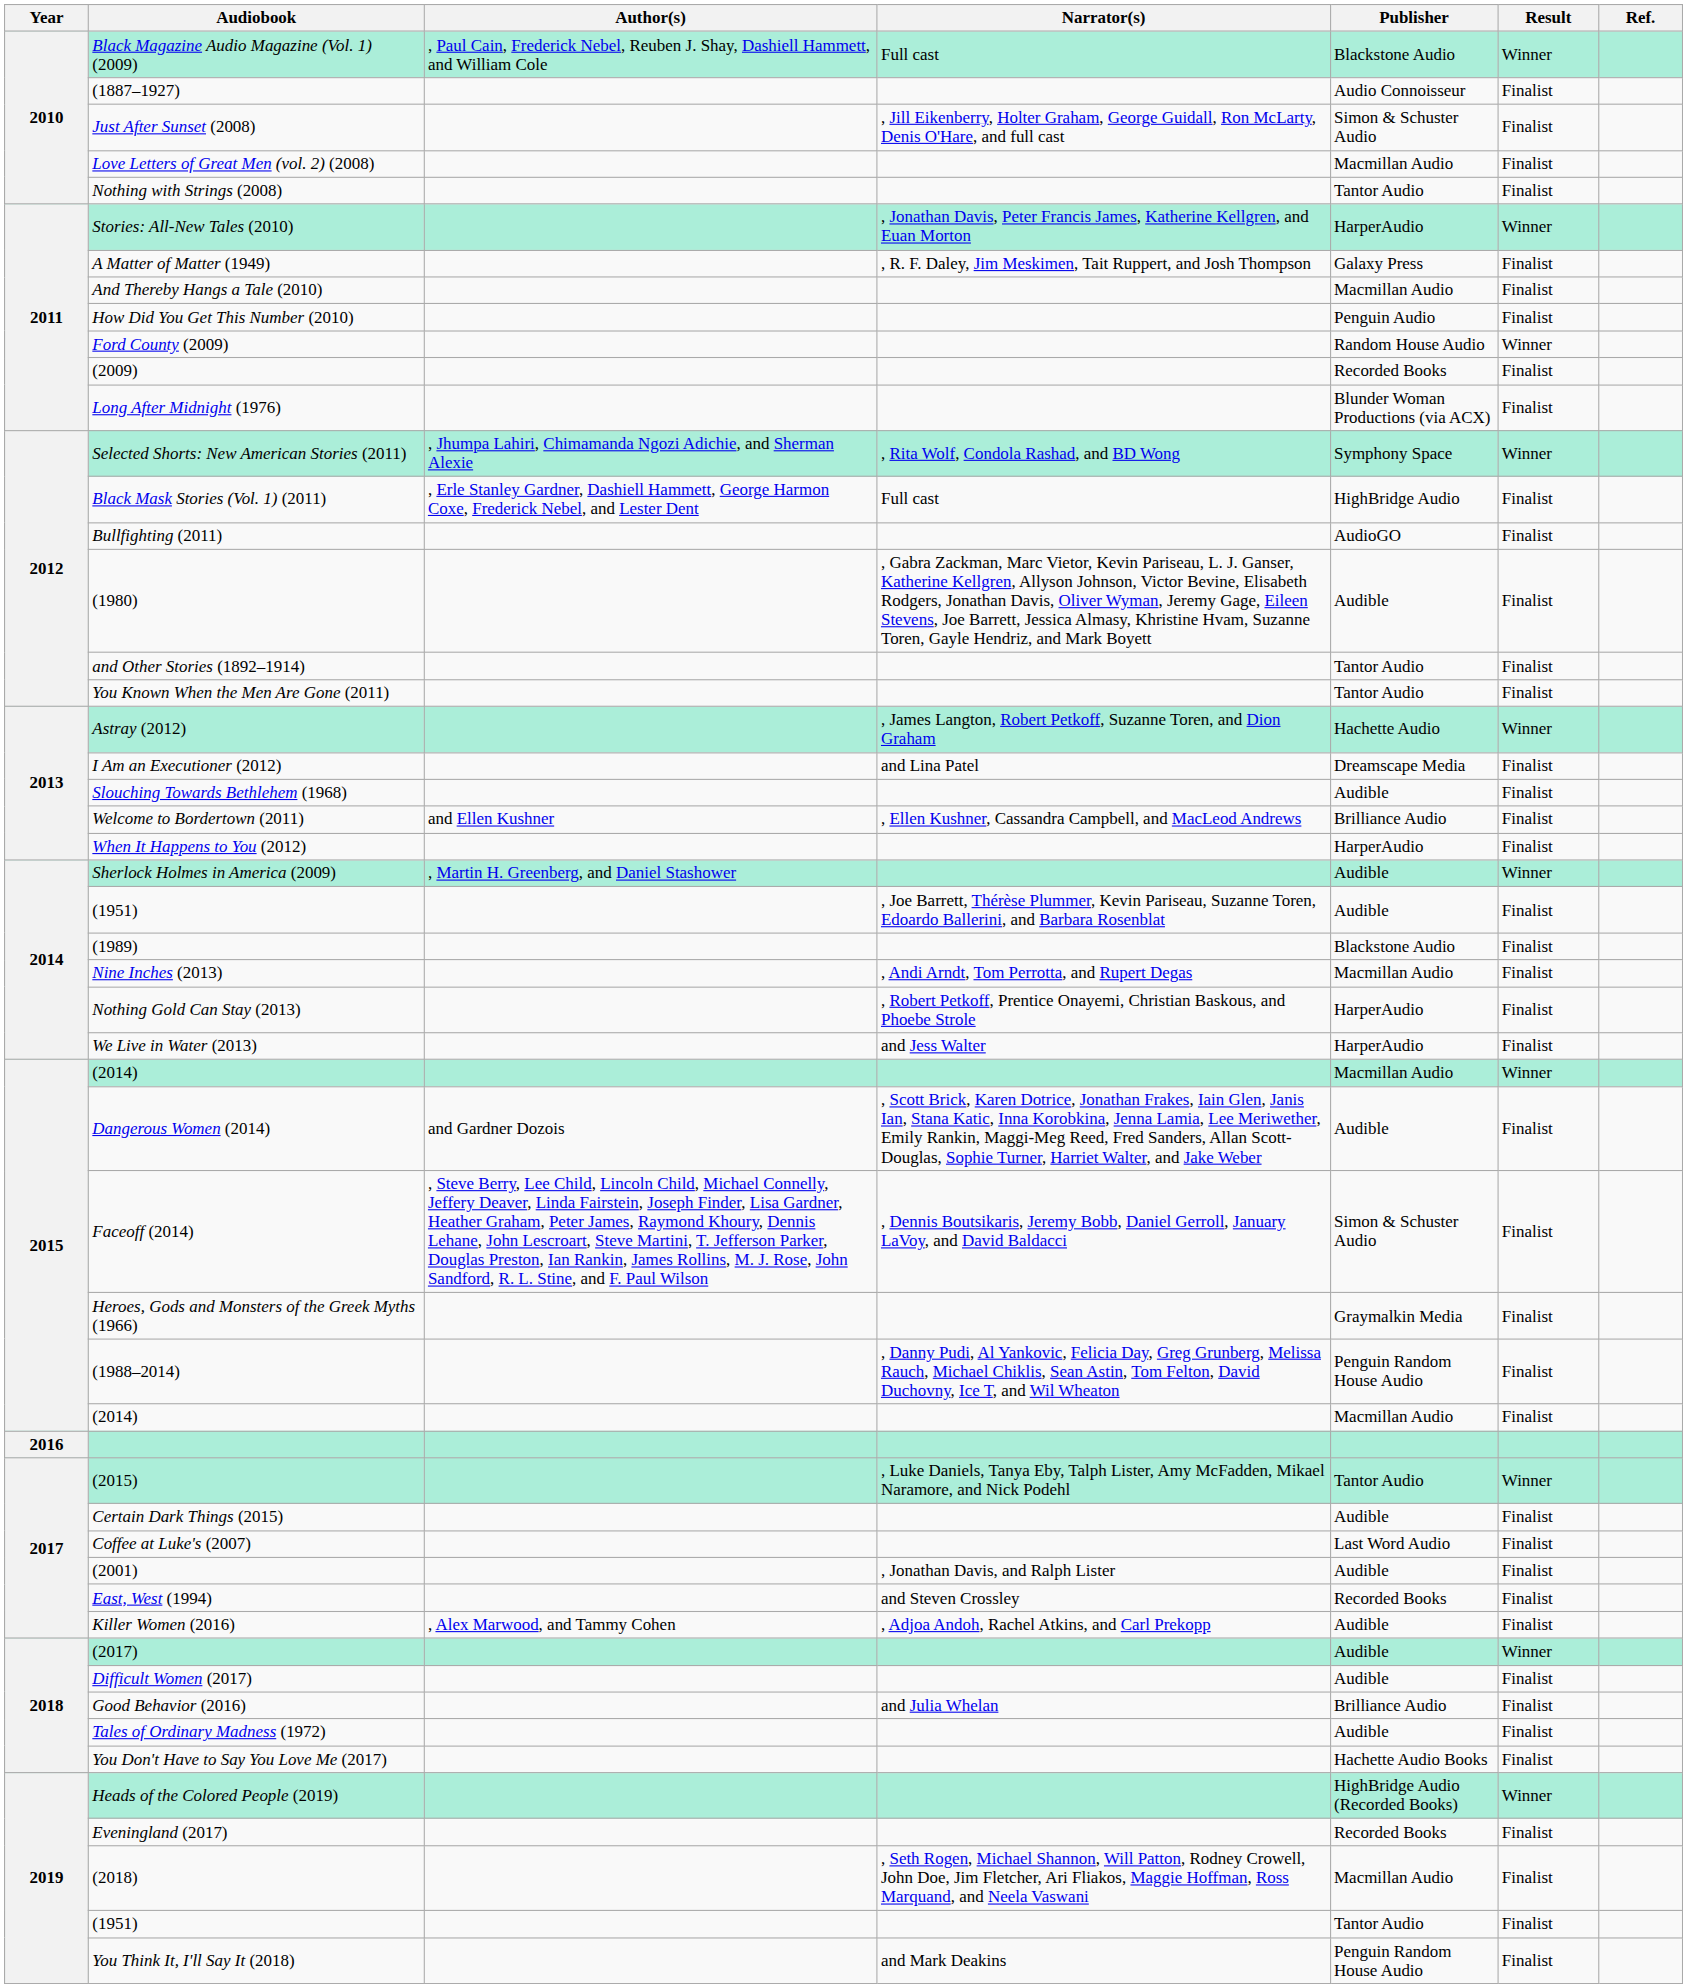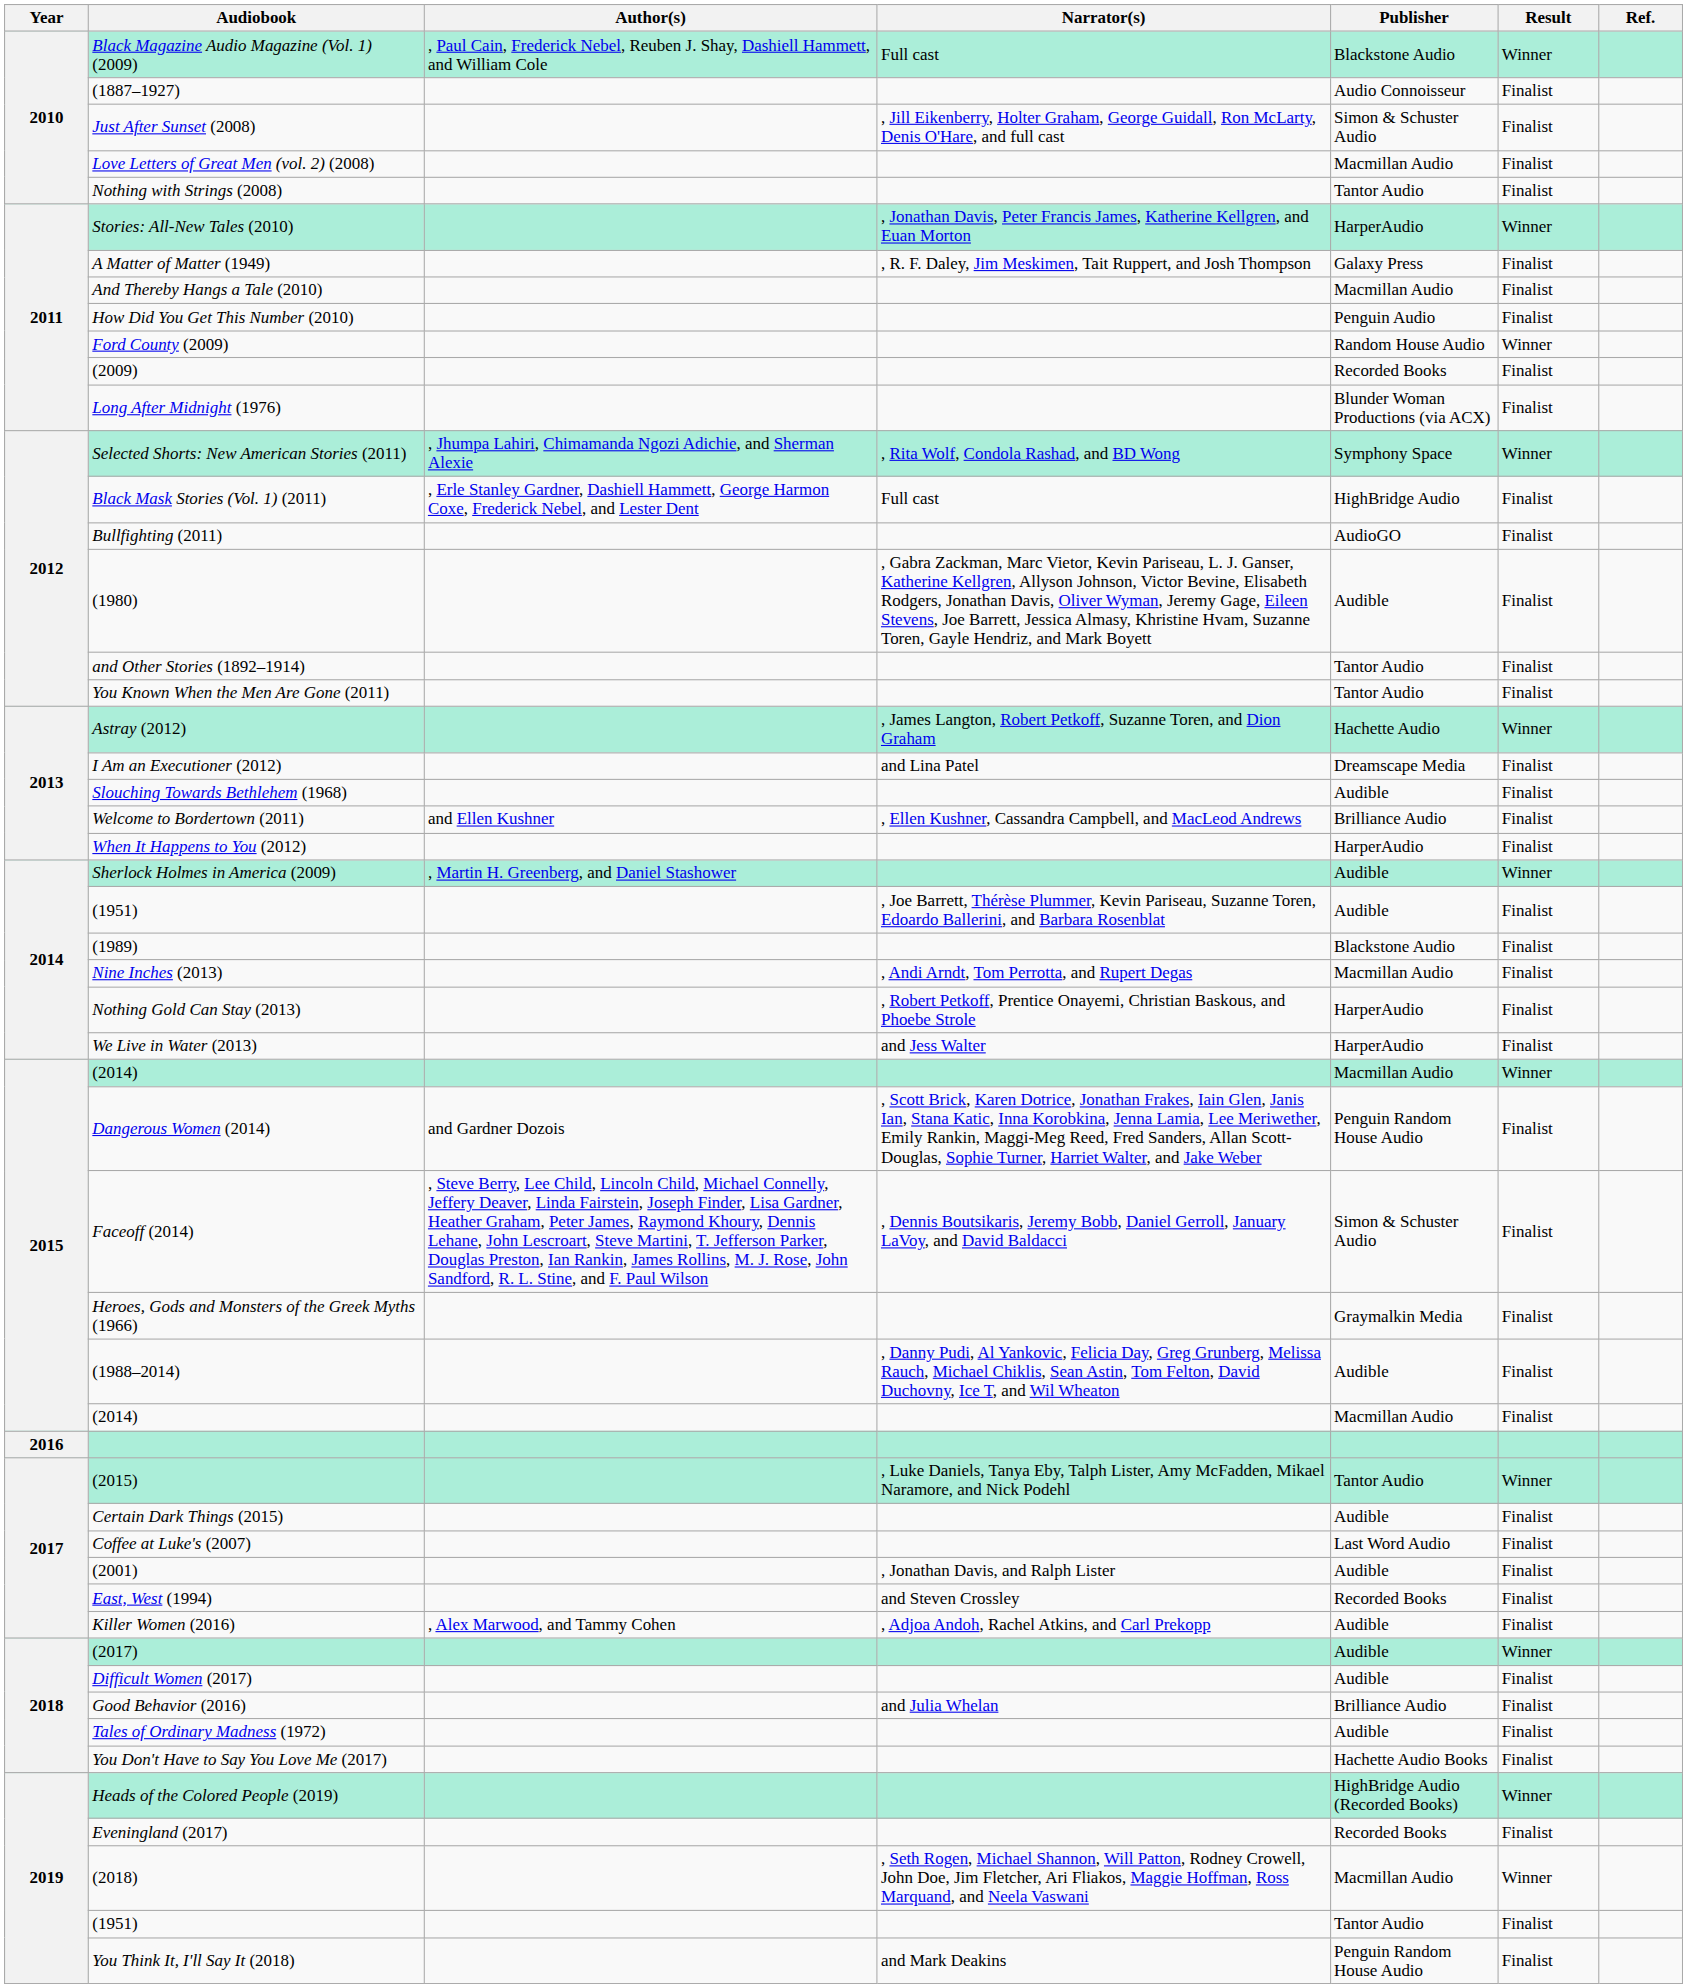(1361, 1128) Audible -> (1393, 1128) Penguin Random House Audio
(1393, 1371) Penguin Random House Audio -> (1361, 1371) Audible
(1527, 1877) Finalist -> (1527, 1877) Winner
